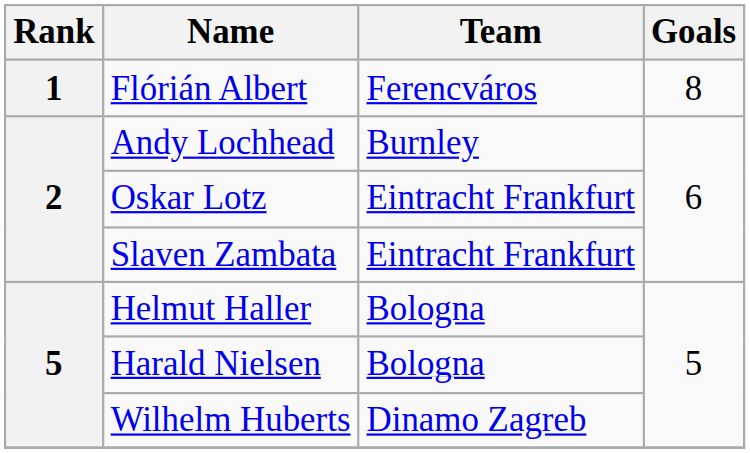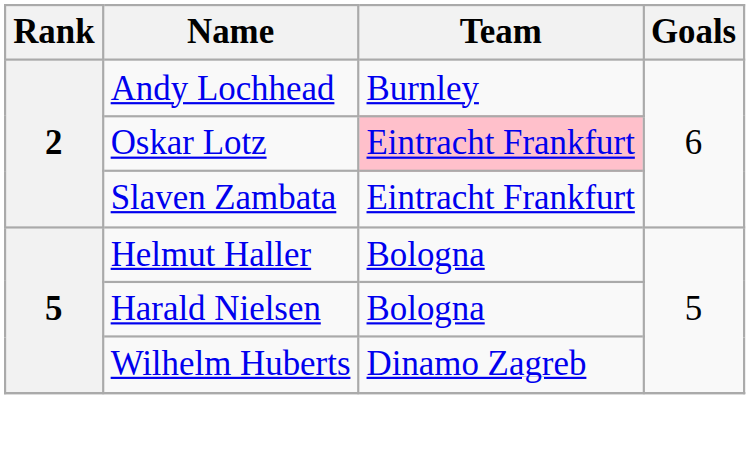- row: (209, 87)
(501, 198) no background -> (501, 142) pink background
